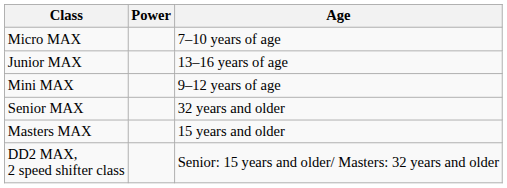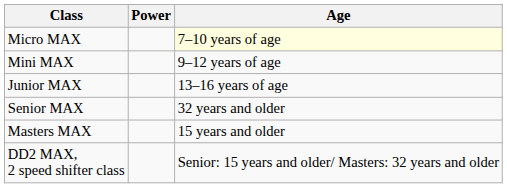(229, 39) no background -> (229, 39) lightyellow background
rows swapped: (41, 85) <-> (45, 62)
